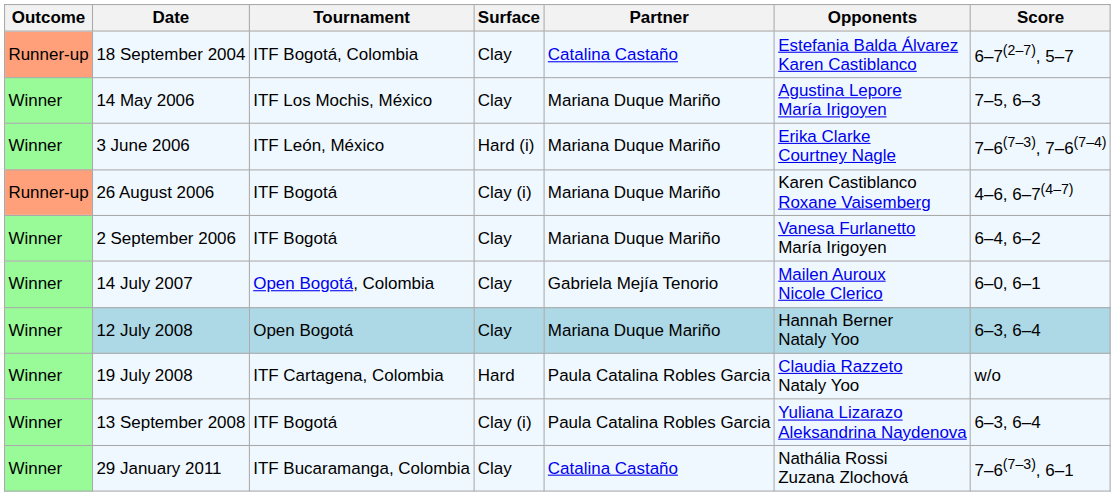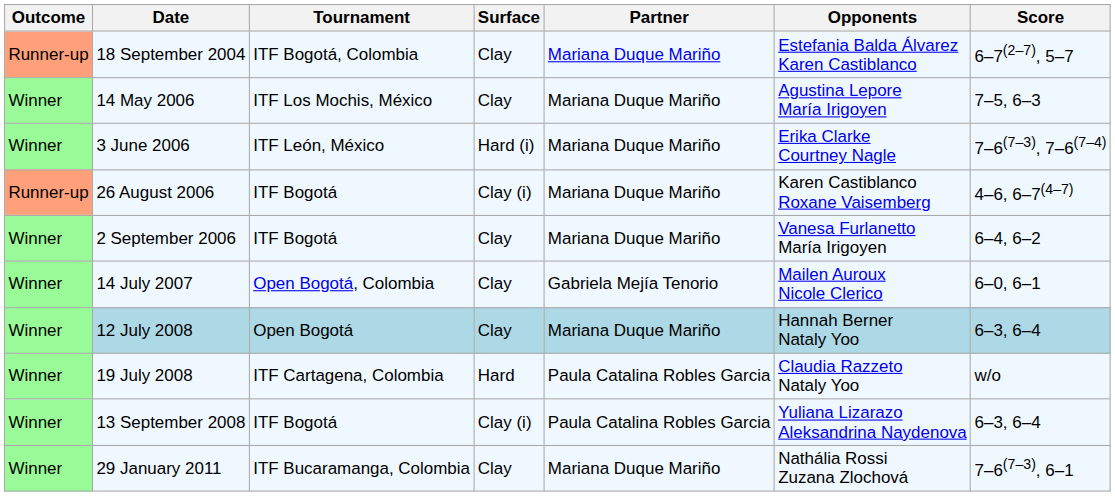(613, 54) Catalina Castaño -> (634, 54) Mariana Duque Mariño
(613, 468) Catalina Castaño -> (634, 468) Mariana Duque Mariño
